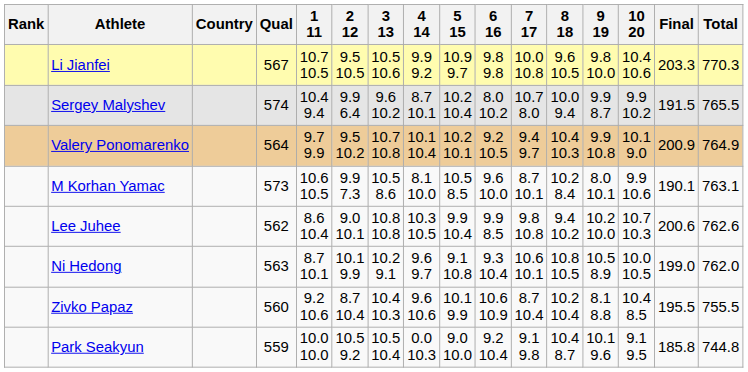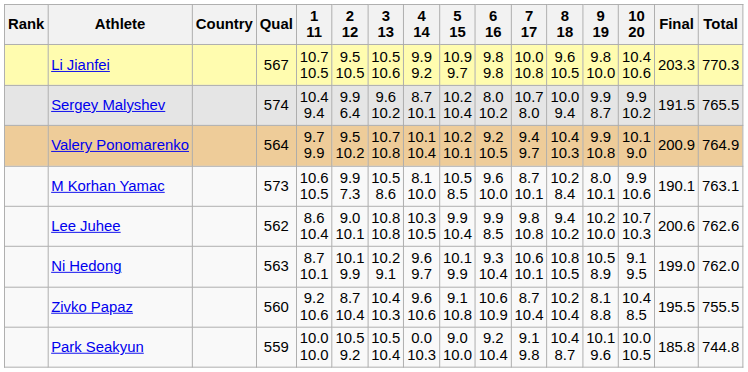(457, 266) 9.1 10.8 -> (457, 266) 10.1 9.9
(637, 266) 10.0 10.5 -> (637, 266) 9.1 9.5
(457, 307) 10.1 9.9 -> (457, 307) 9.1 10.8
(637, 347) 9.1 9.5 -> (637, 347) 10.0 10.5
